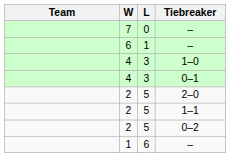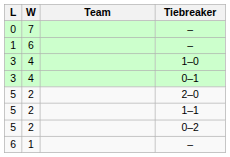columns swapped: (62, 12) <-> (146, 12)
